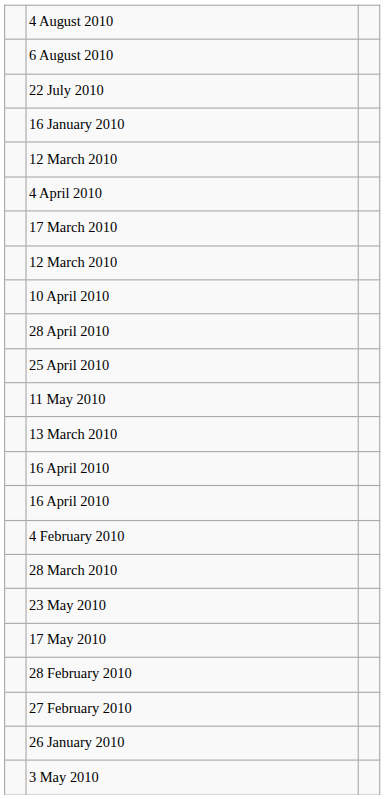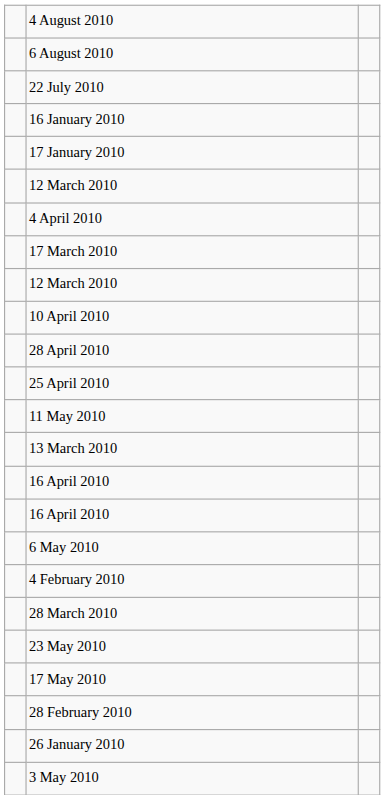+ row: (15, 153)
+ row: (15, 548)
- row: (15, 709)
